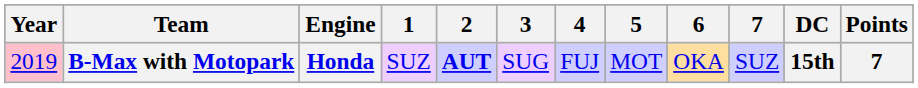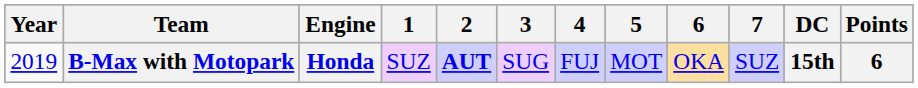(34, 61) pink background -> (34, 61) no background
(877, 61) 7 -> (877, 61) 6
